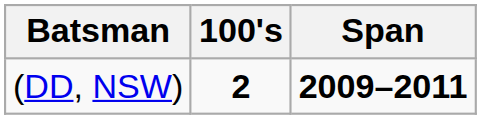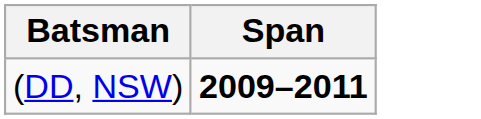- column: (241, 31)
